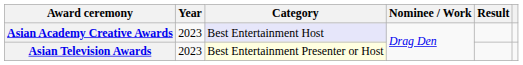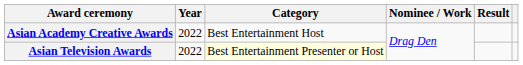(190, 32) 2023 -> (190, 32) 2022
(266, 32) lavender background -> (266, 32) no background
(190, 51) 2023 -> (190, 51) 2022
